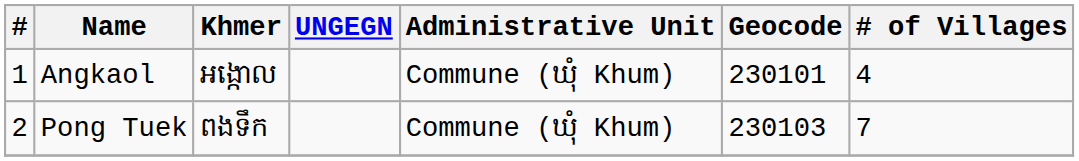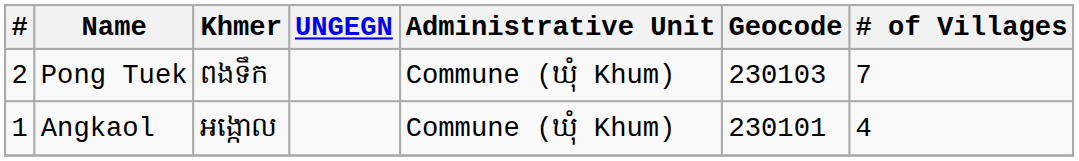rows swapped: (98, 76) <-> (114, 128)
